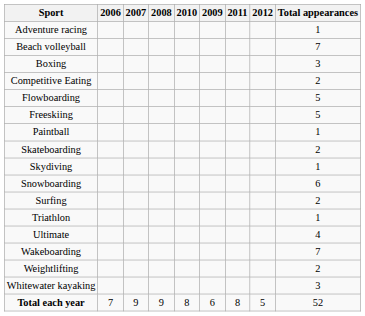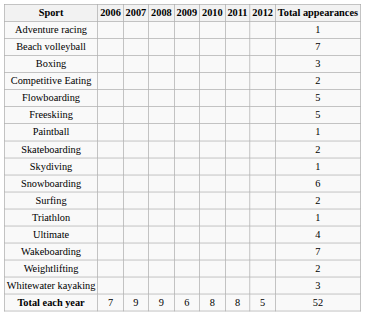columns swapped: (212, 13) <-> (187, 13)
